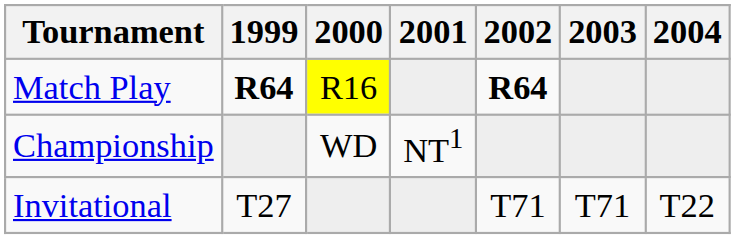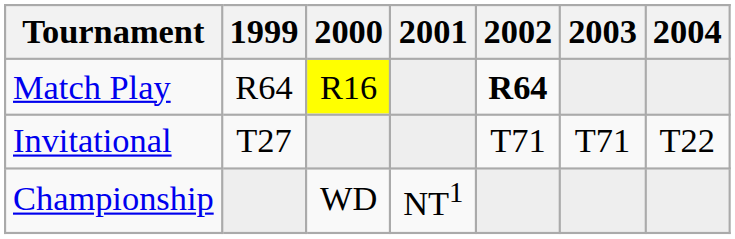(264, 86) bold -> (264, 86) normal
rows swapped: (113, 145) <-> (92, 204)
